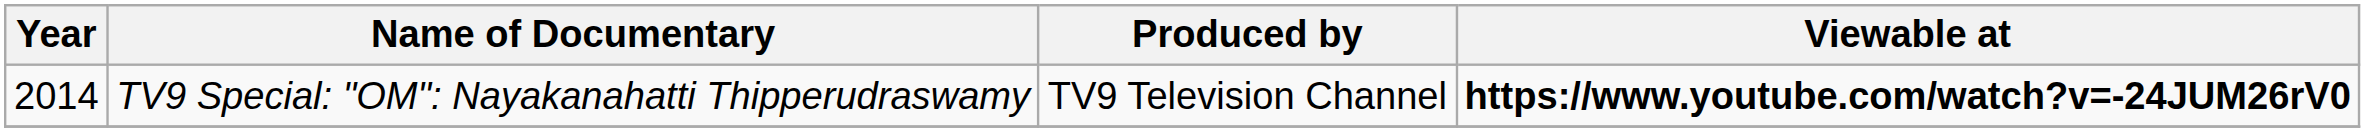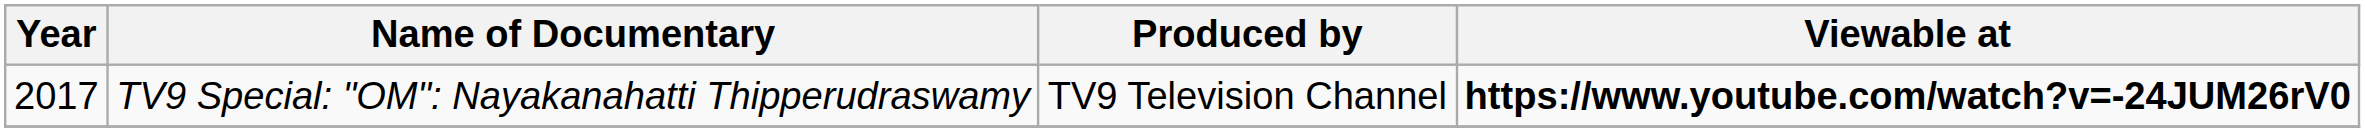(56, 95) 2014 -> (56, 95) 2017
